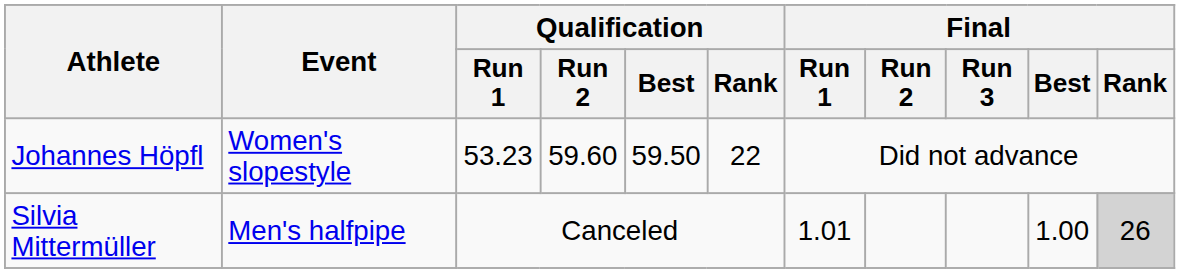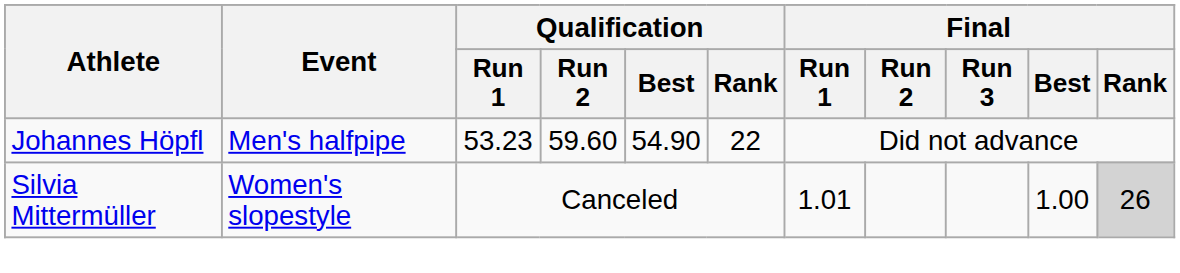(290, 156) Women's slopestyle -> (317, 141) Men's halfpipe
(666, 156) 59.50 -> (666, 141) 54.90
(317, 231) Men's halfpipe -> (290, 200) Women's slopestyle
